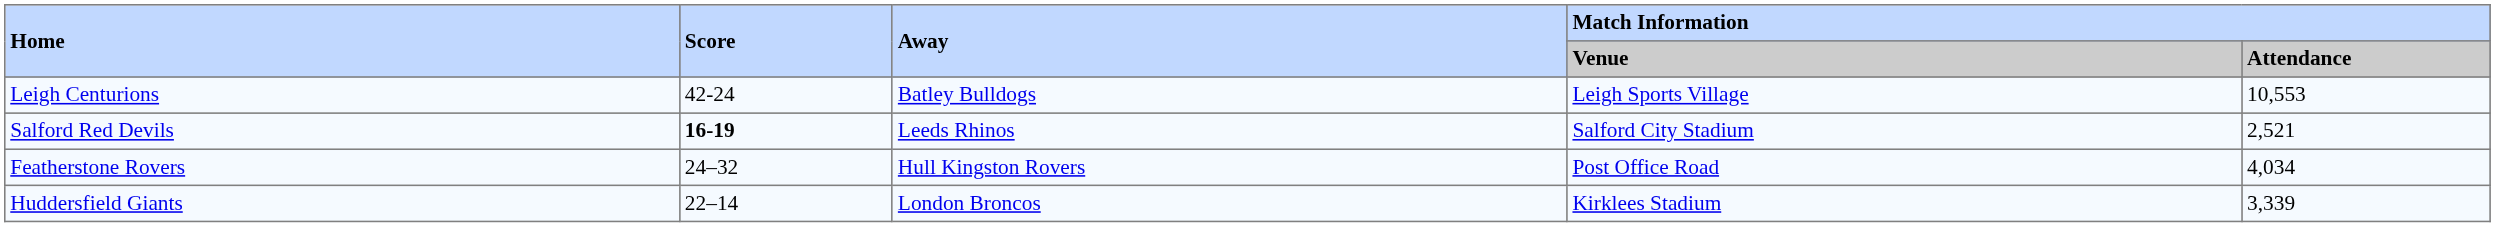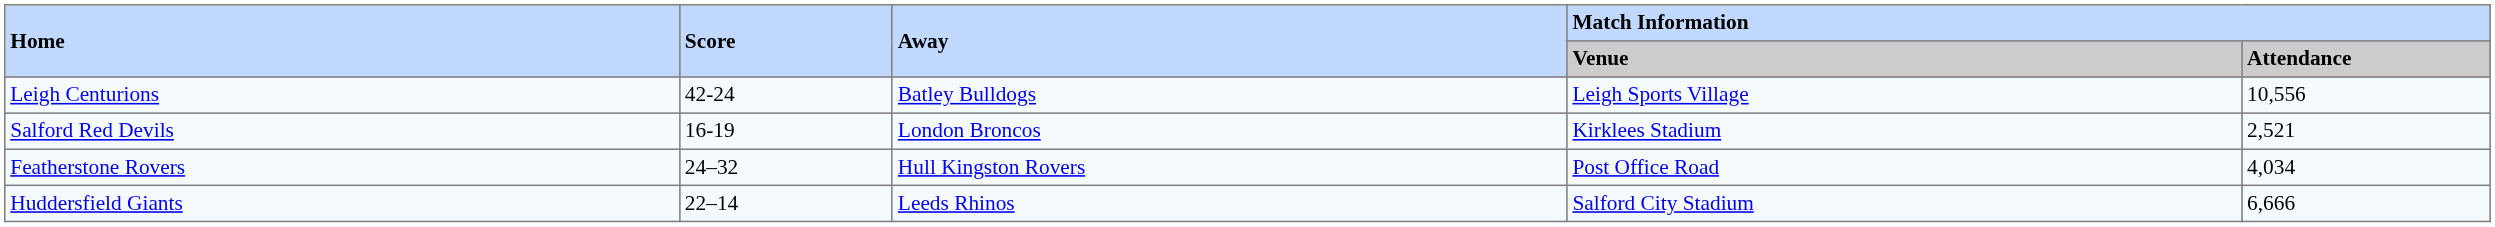(2276, 94) 10,553 -> (2276, 94) 10,556
(710, 130) bold -> (710, 130) normal
(956, 130) Leeds Rhinos -> (969, 130) London Broncos
(1663, 130) Salford City Stadium -> (1647, 130) Kirklees Stadium
(969, 203) London Broncos -> (956, 203) Leeds Rhinos
(1647, 203) Kirklees Stadium -> (1663, 203) Salford City Stadium
(2271, 203) 3,339 -> (2271, 203) 6,666
